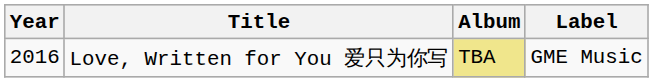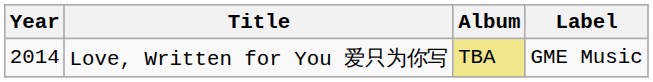(35, 58) 2016 -> (35, 58) 2014
